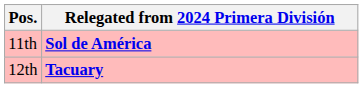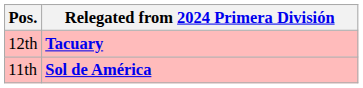rows swapped: (23, 43) <-> (23, 69)
